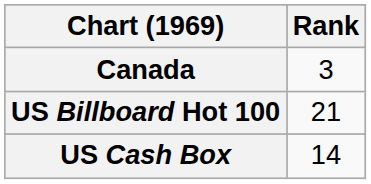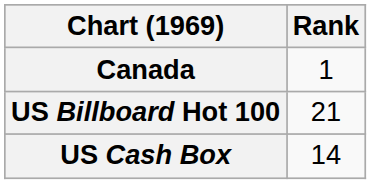(326, 69) 3 -> (326, 69) 1
